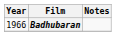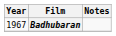(16, 25) 1966 -> (16, 25) 1967
